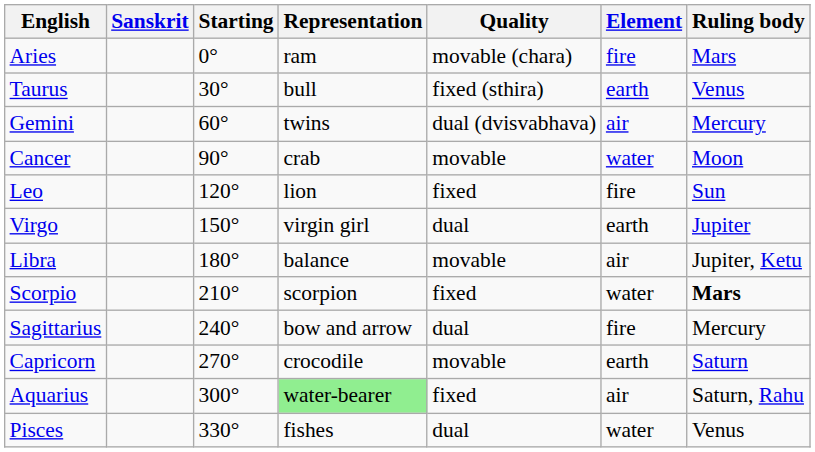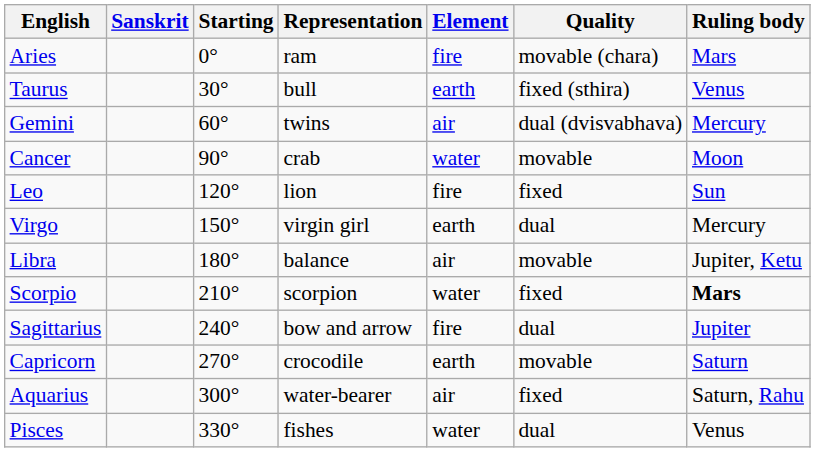columns swapped: (644, 21) <-> (514, 21)
(721, 225) Jupiter -> (729, 225) Mercury
(729, 327) Mercury -> (721, 327) Jupiter
(337, 395) lightgreen background -> (337, 395) no background
